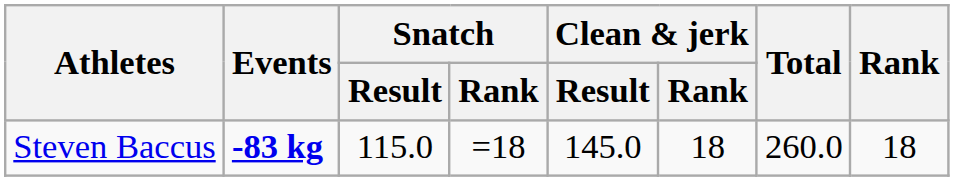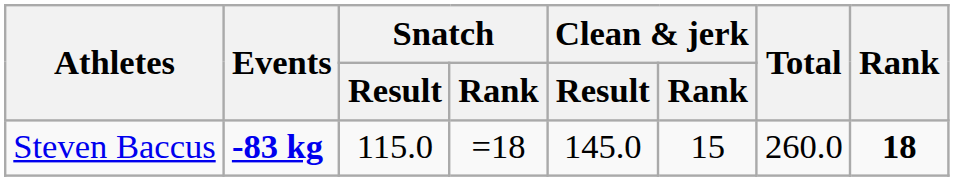(708, 147) 18 -> (708, 147) 15
(899, 147) normal -> (899, 147) bold
